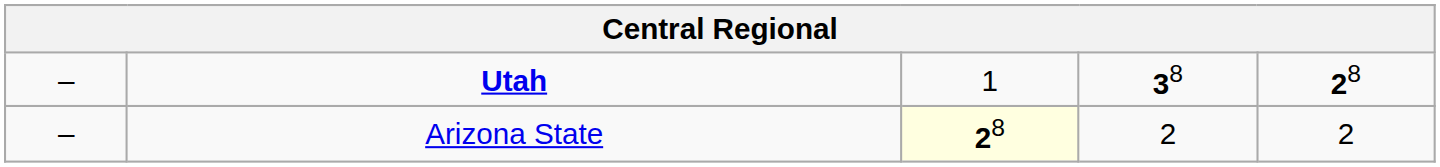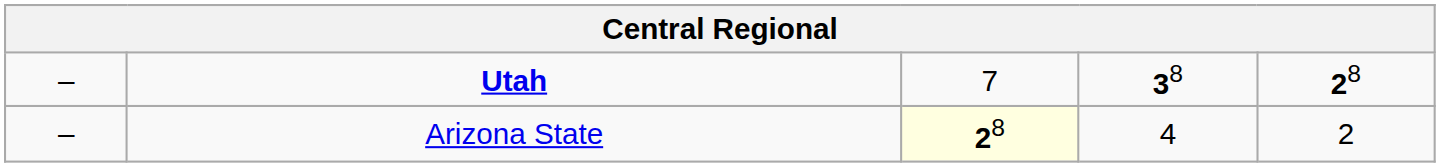(990, 80) 1 -> (990, 80) 7
(1168, 134) 2 -> (1168, 134) 4
